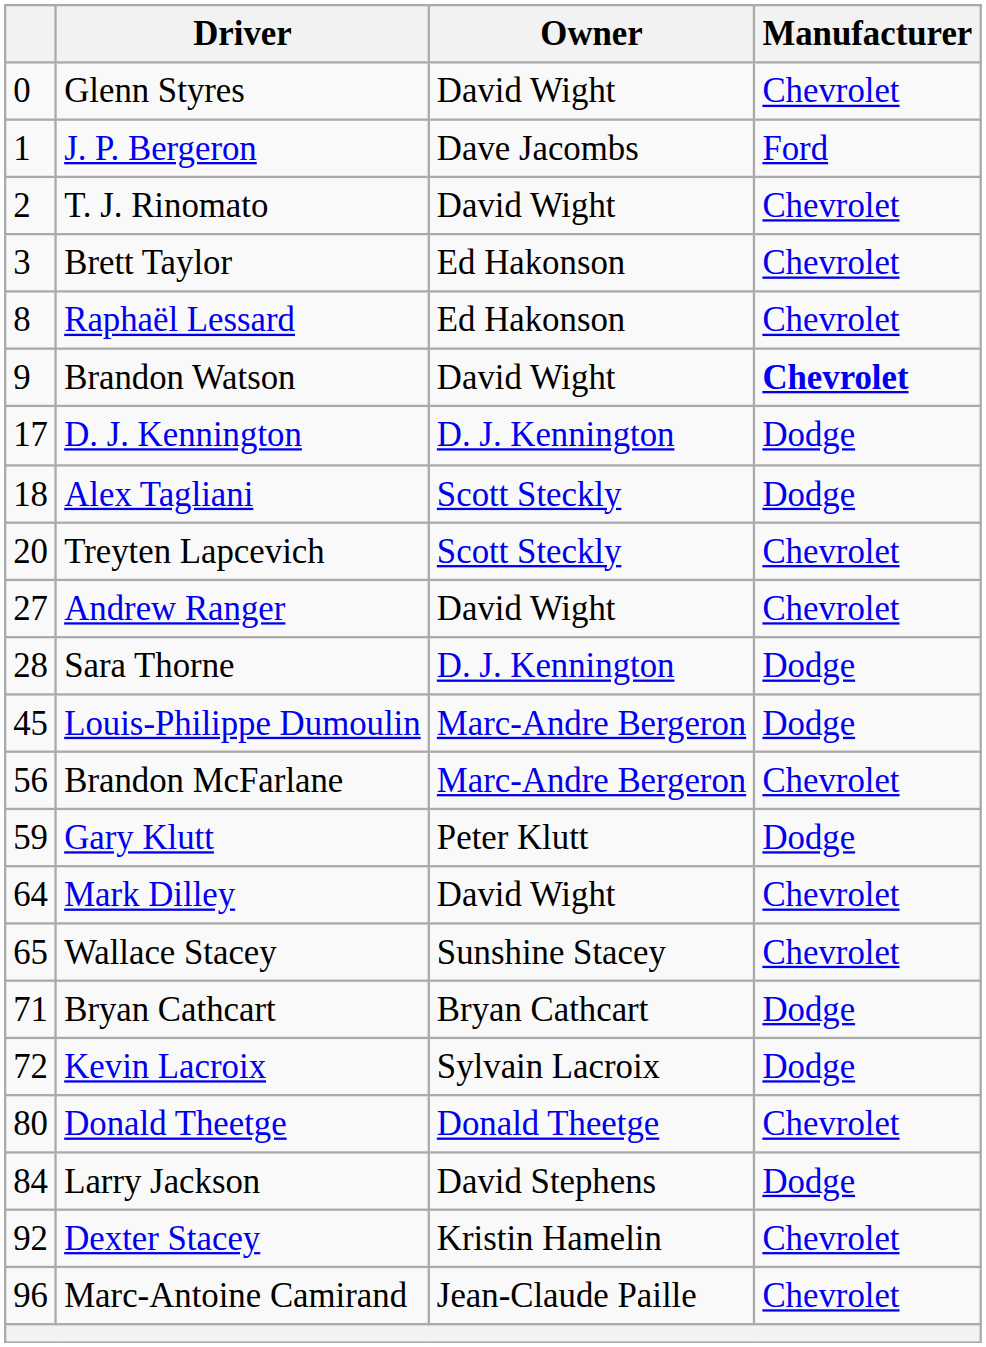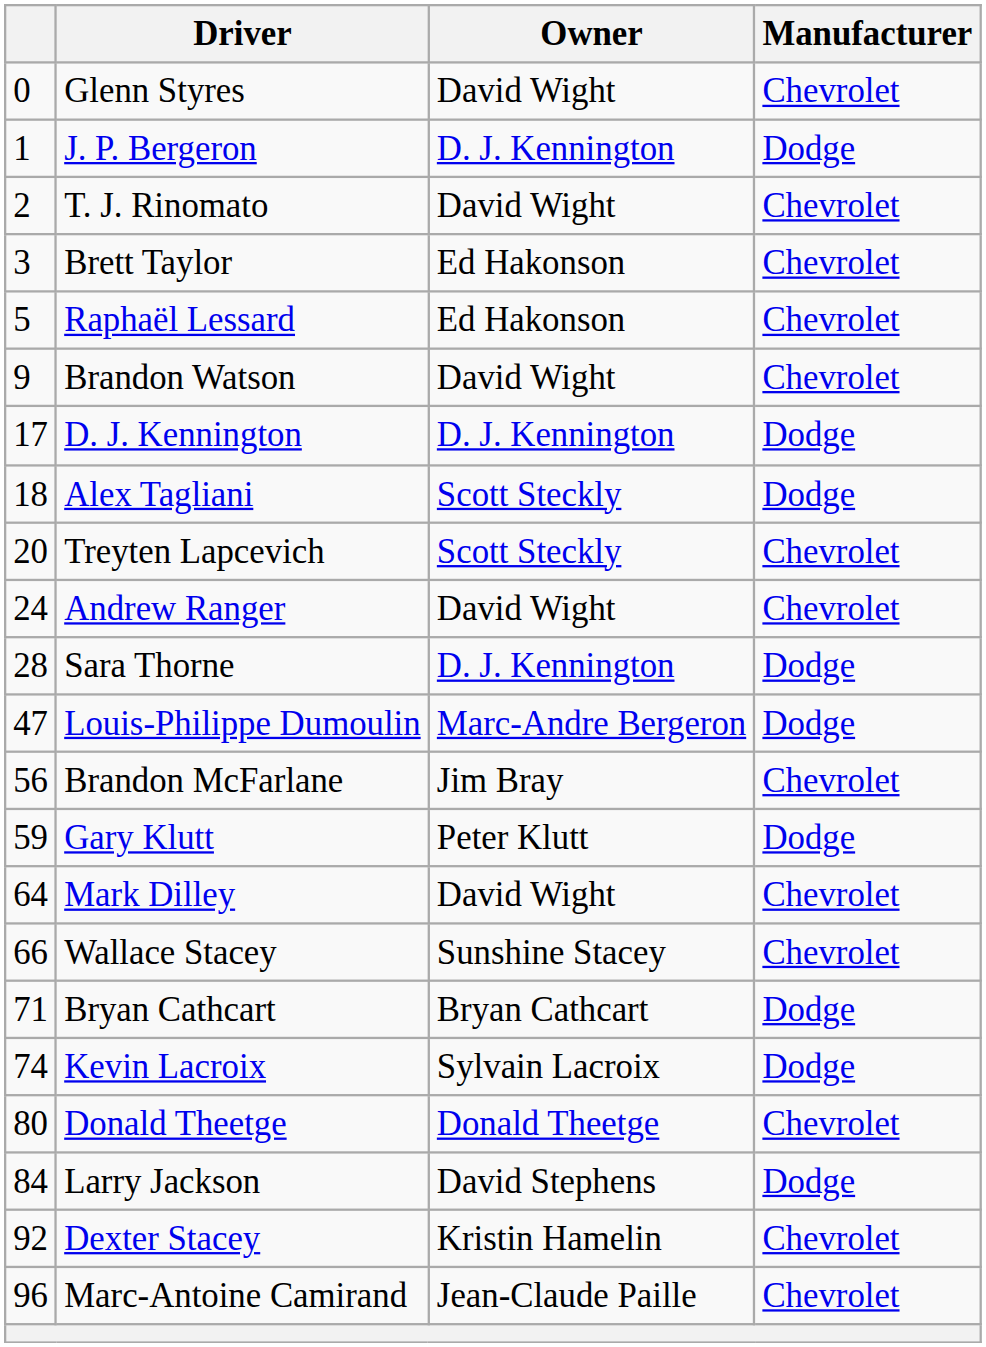(538, 148) Dave Jacombs -> (556, 148) D. J. Kennington
(795, 148) Ford -> (809, 148) Dodge
(22, 320) 8 -> (22, 320) 5
(835, 377) bold -> (831, 377) normal
(31, 607) 27 -> (31, 607) 24
(31, 722) 45 -> (31, 722) 47
(592, 779) Marc-Andre Bergeron -> (500, 779) Jim Bray
(31, 951) 65 -> (31, 951) 66
(31, 1066) 72 -> (31, 1066) 74
